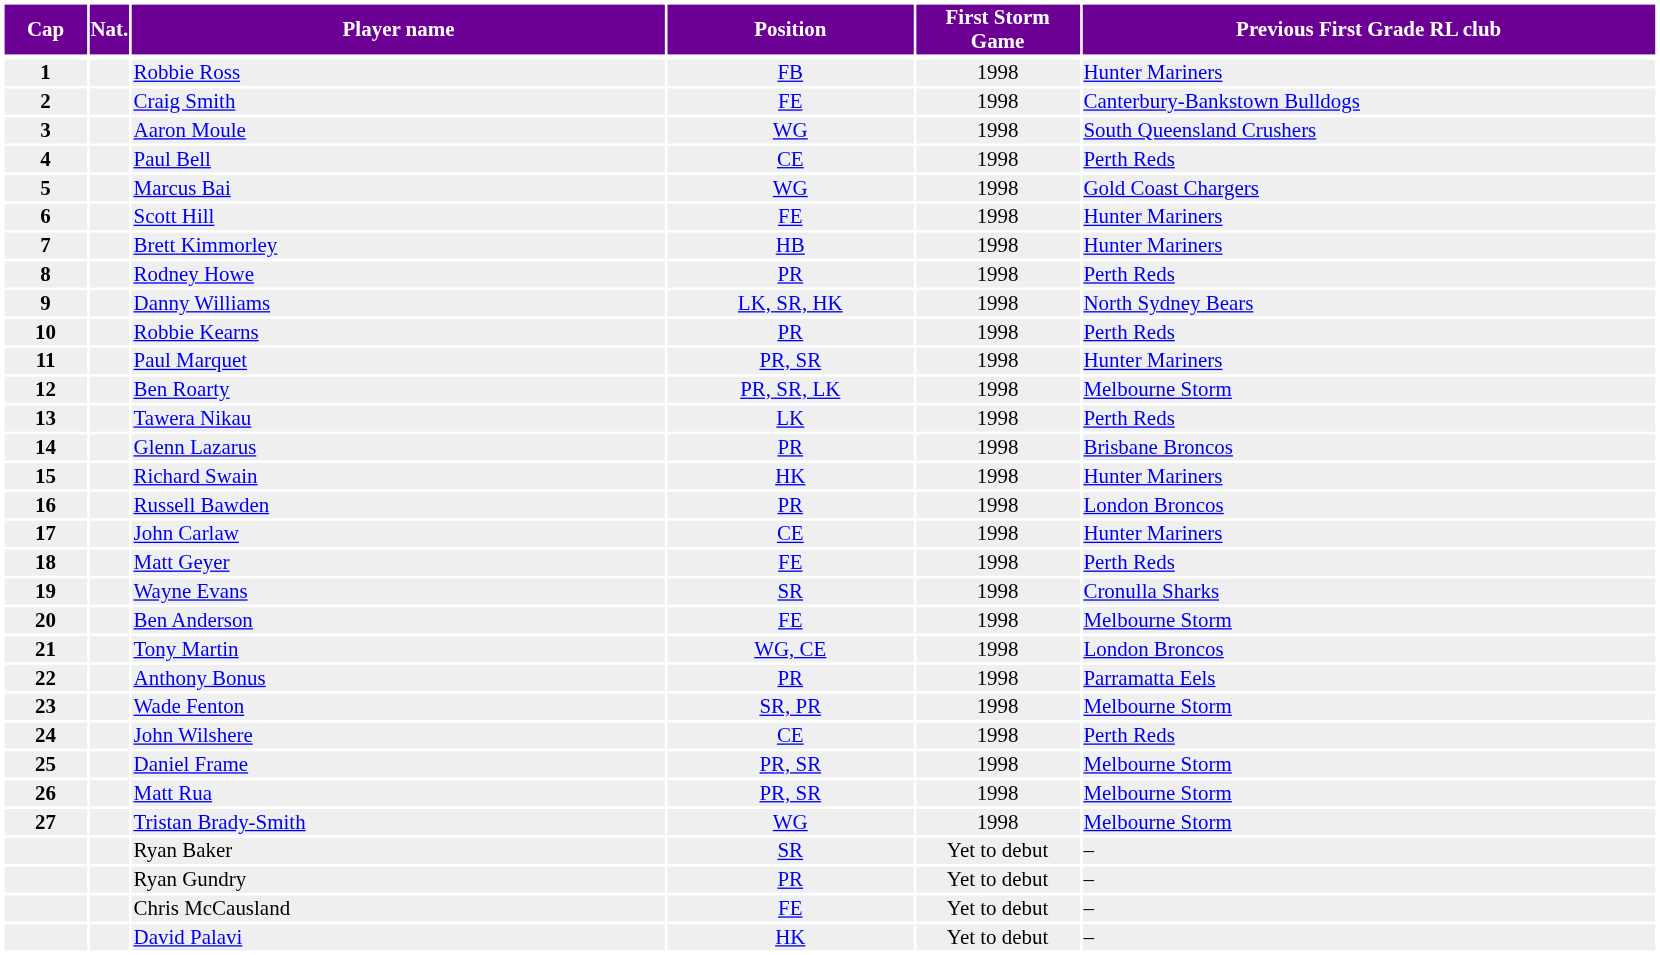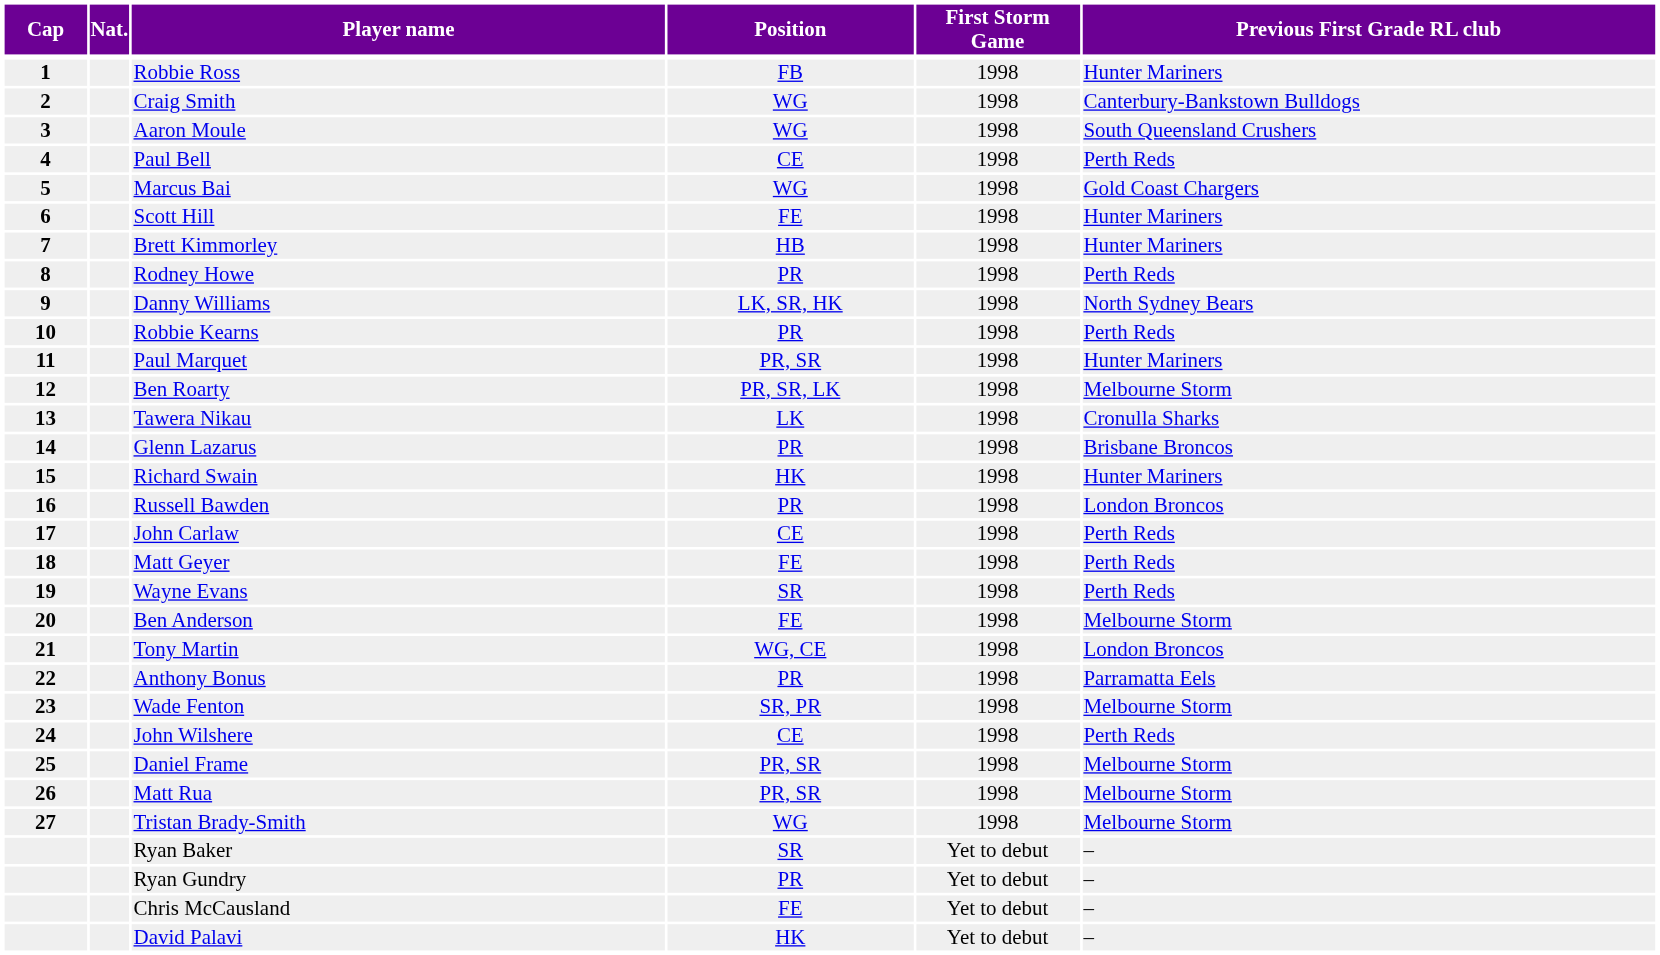(790, 101) FE -> (790, 101) WG
(1129, 418) Perth Reds -> (1151, 418) Cronulla Sharks
(1153, 533) Hunter Mariners -> (1129, 533) Perth Reds
(1151, 591) Cronulla Sharks -> (1129, 591) Perth Reds
